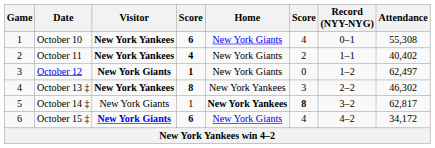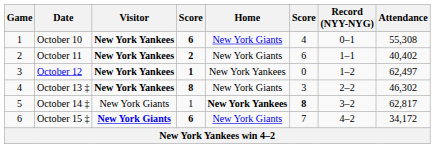(191, 55) 4 -> (191, 55) 2
(304, 55) 2 -> (304, 55) 6
(134, 71) New York Giants -> (134, 71) New York Yankees
(247, 71) New York Giants -> (247, 71) New York Yankees
(247, 87) New York Yankees -> (247, 87) New York Giants
(304, 119) 4 -> (304, 119) 7
